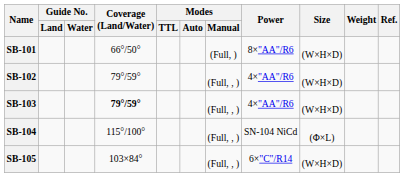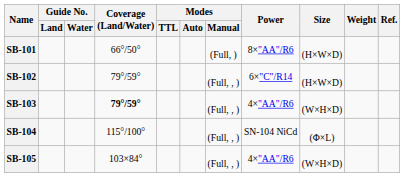(322, 56) (W×H×D) -> (322, 56) (H×W×D)
(271, 77) 4×"AA"/R6 -> (271, 77) 6×"C"/R14
(322, 83) (W×H×D) -> (322, 83) (H×W×D)
(271, 159) 6×"C"/R14 -> (271, 159) 4×"AA"/R6
